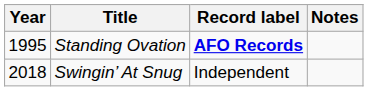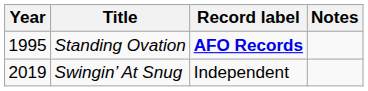(28, 72) 2018 -> (28, 72) 2019
